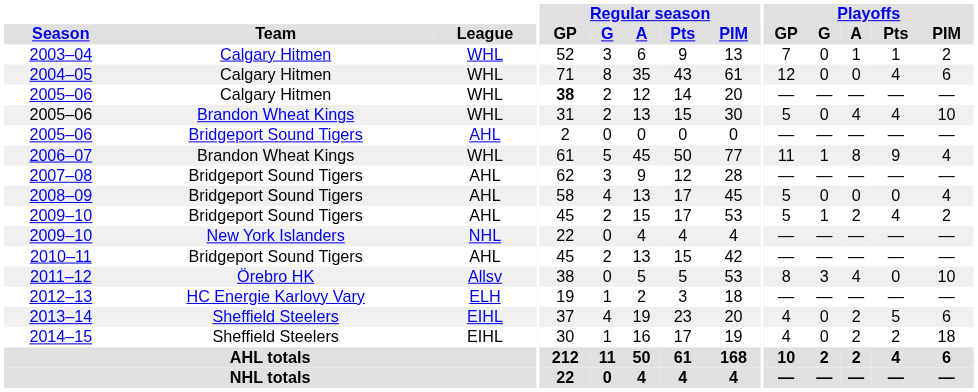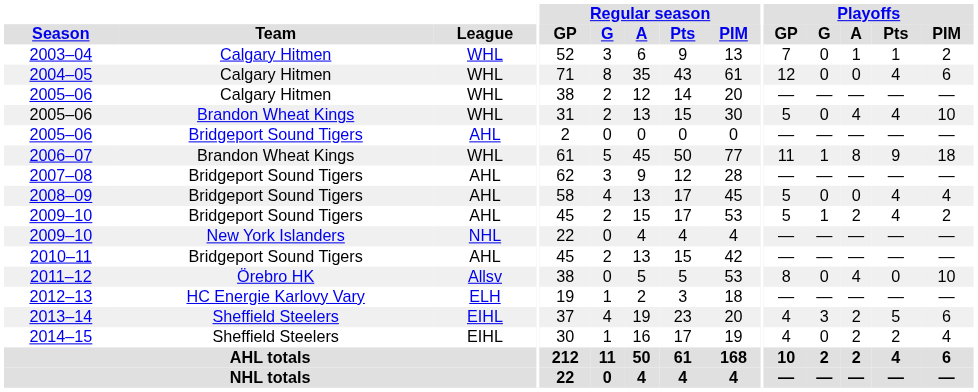(565, 94) bold -> (565, 94) normal
(947, 155) 4 -> (947, 155) 18
(896, 195) 0 -> (896, 195) 4
(824, 276) 3 -> (824, 276) 0
(824, 317) 0 -> (824, 317) 3
(947, 337) 18 -> (947, 337) 4
